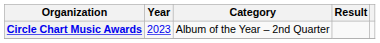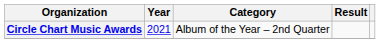(159, 30) 2023 -> (159, 30) 2021
